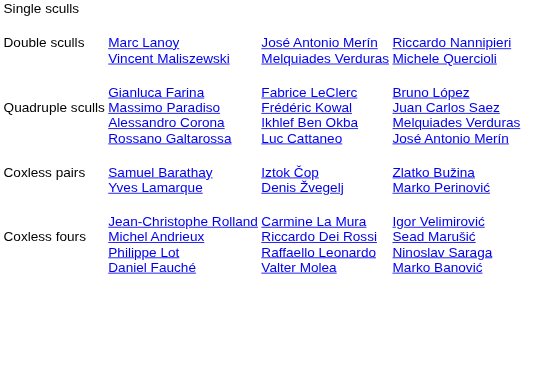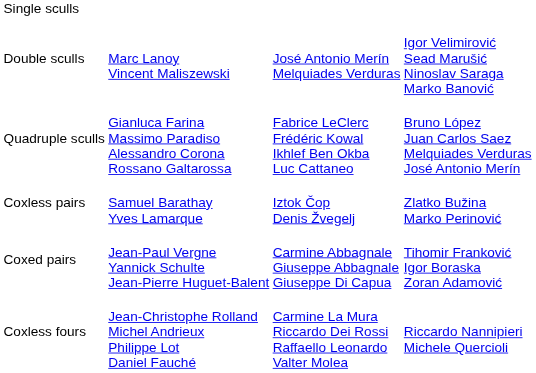(452, 50) Riccardo Nannipieri Michele Quercioli -> (454, 66) Igor Velimirović Sead Marušić Ninoslav Saraga Marko Banović
+ row: (40, 260)
(442, 244) Igor Velimirović Sead Marušić Ninoslav Saraga Marko Banović -> (463, 339) Riccardo Nannipieri Michele Quercioli
